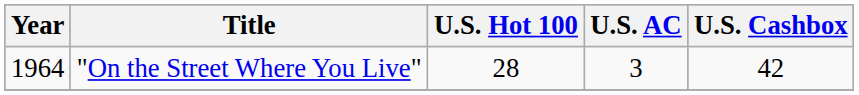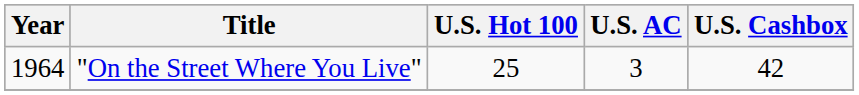(506, 68) 28 -> (506, 68) 25
